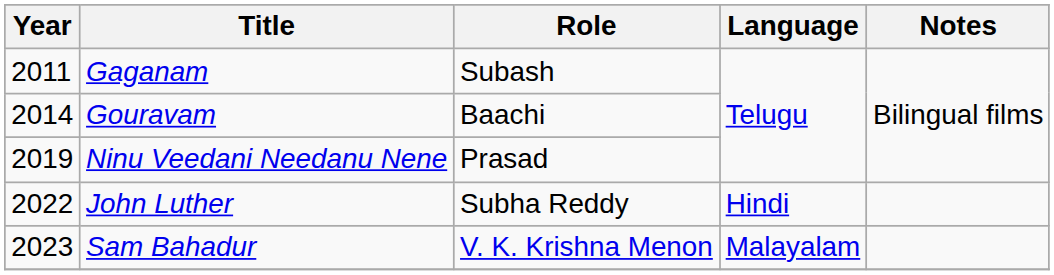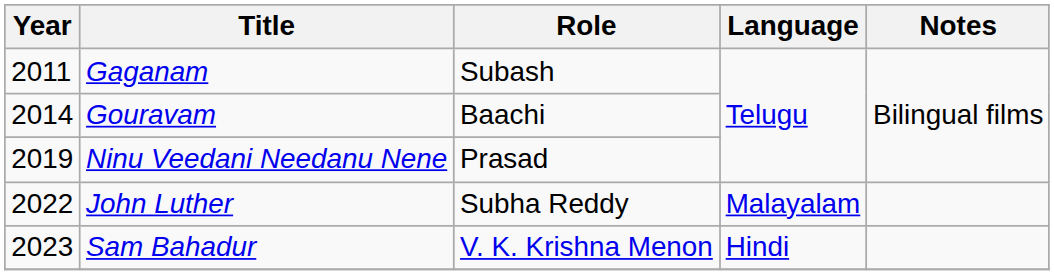(757, 203) Hindi -> (793, 203) Malayalam
(793, 247) Malayalam -> (757, 247) Hindi
